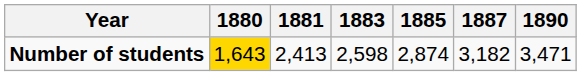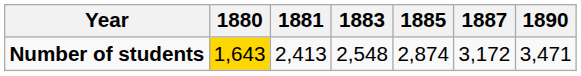(362, 53) 2,598 -> (362, 53) 2,548
(484, 53) 3,182 -> (484, 53) 3,172
